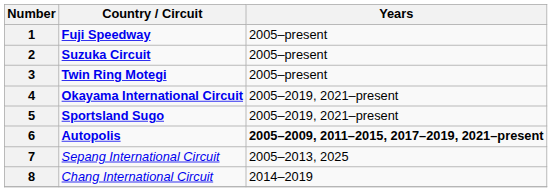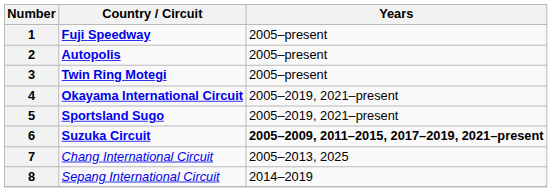(106, 55) Suzuka Circuit -> (91, 55) Autopolis
(91, 136) Autopolis -> (106, 136) Suzuka Circuit
(141, 156) Sepang International Circuit -> (137, 156) Chang International Circuit
(137, 177) Chang International Circuit -> (141, 177) Sepang International Circuit
